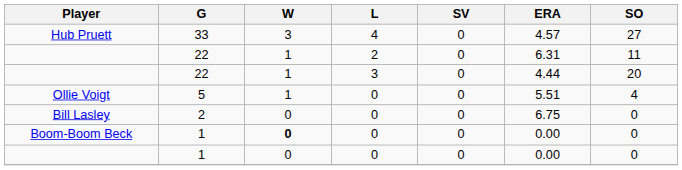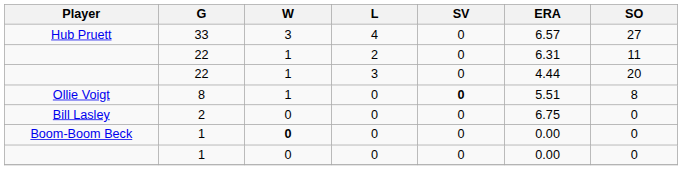(548, 34) 4.57 -> (548, 34) 6.57
(202, 94) 5 -> (202, 94) 8
(461, 94) normal -> (461, 94) bold
(634, 94) 4 -> (634, 94) 8
